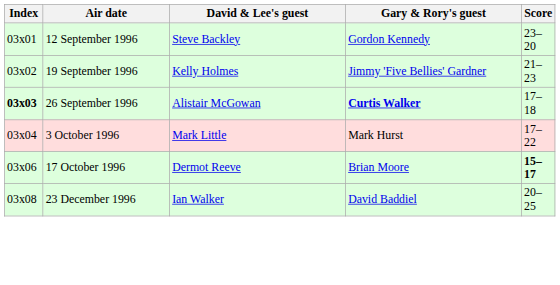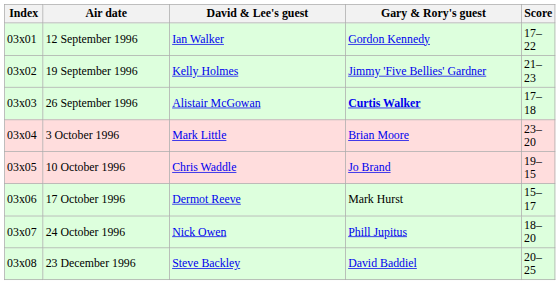(206, 39) Steve Backley -> (198, 39) Ian Walker
(533, 39) 23–20 -> (533, 39) 17–22
(22, 103) bold -> (22, 103) normal
(376, 135) Mark Hurst -> (379, 135) Brian Moore
(533, 135) 17–22 -> (533, 135) 23–20
+ row: (85, 167)
(379, 167) Brian Moore -> (376, 199) Mark Hurst
(533, 167) bold -> (533, 199) normal
+ row: (85, 231)
(198, 199) Ian Walker -> (206, 264) Steve Backley
